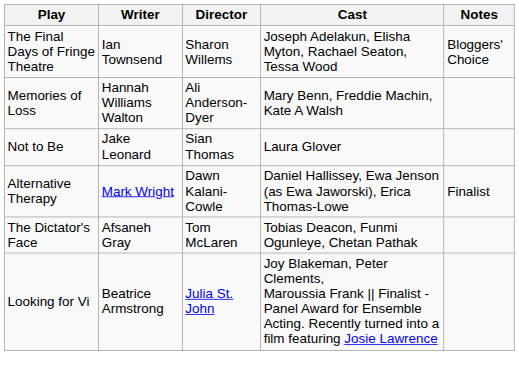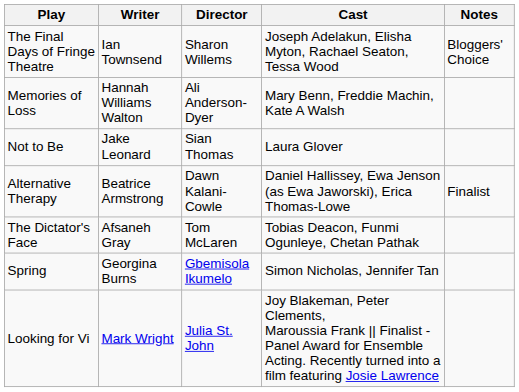(138, 191) Mark Wright -> (132, 191) Beatrice Armstrong
+ row: (27, 271)
(133, 301) Beatrice Armstrong -> (138, 338) Mark Wright
